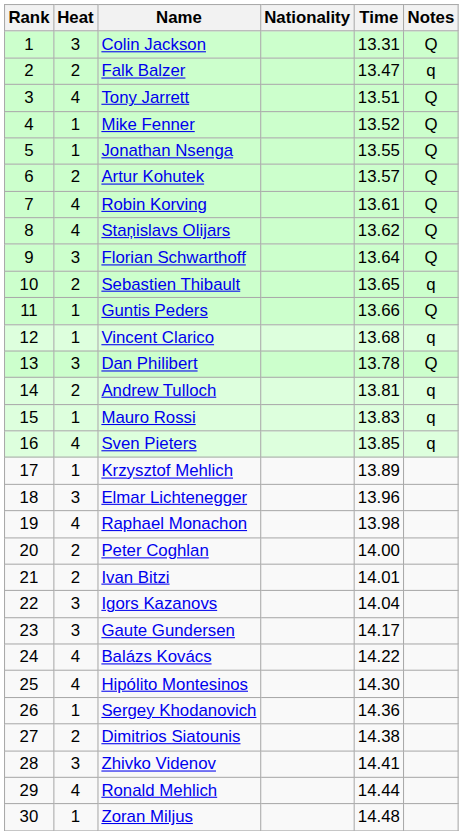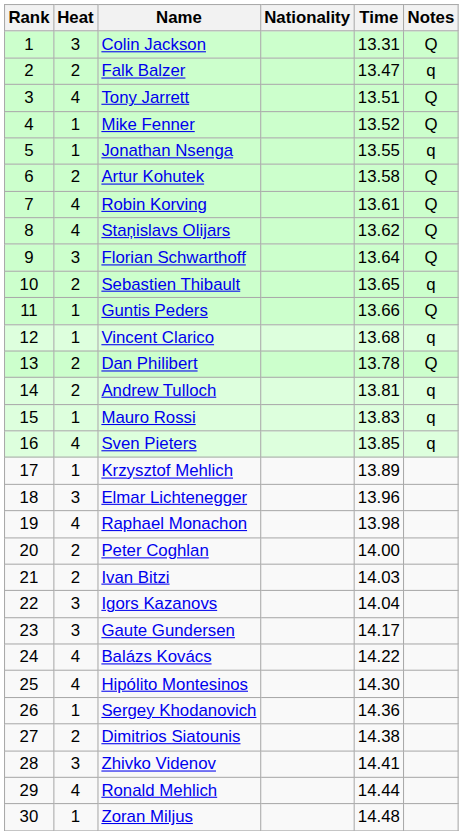(431, 151) Q -> (431, 151) q
(379, 177) 13.57 -> (379, 177) 13.58
(75, 364) 3 -> (75, 364) 2
(379, 577) 14.01 -> (379, 577) 14.03
